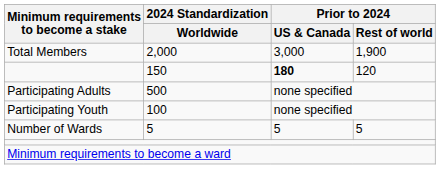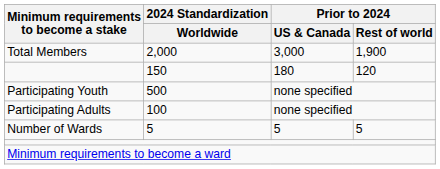(284, 71) bold -> (284, 71) normal
(59, 91) Participating Adults -> (58, 91) Participating Youth
(58, 110) Participating Youth -> (59, 110) Participating Adults
